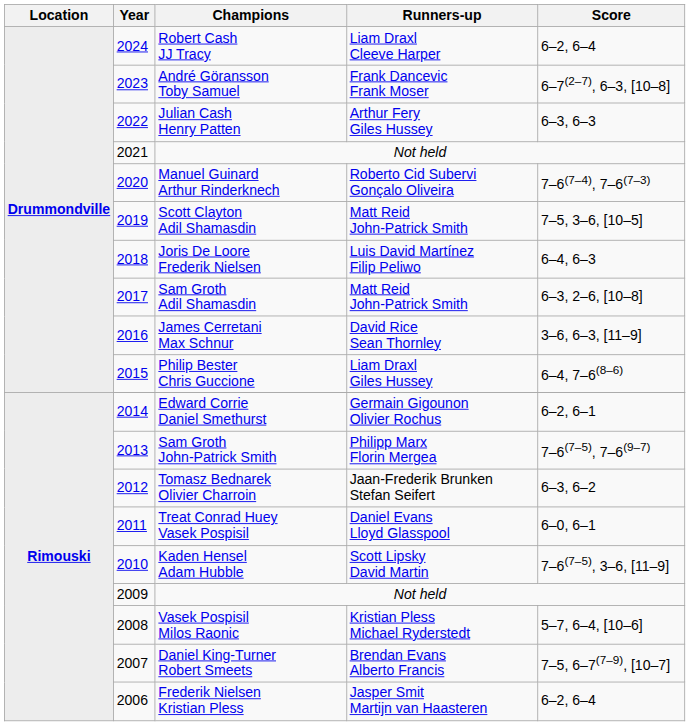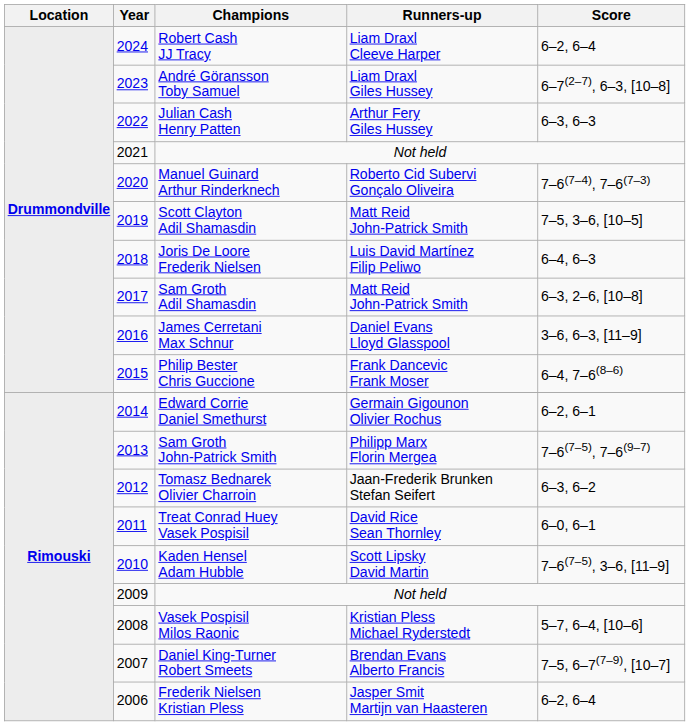(399, 84) Frank Dancevic Frank Moser -> (391, 84) Liam Draxl Giles Hussey
(395, 335) David Rice Sean Thornley -> (400, 335) Daniel Evans Lloyd Glasspool
(391, 373) Liam Draxl Giles Hussey -> (399, 373) Frank Dancevic Frank Moser
(400, 526) Daniel Evans Lloyd Glasspool -> (395, 526) David Rice Sean Thornley
